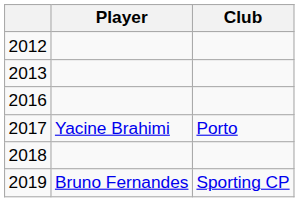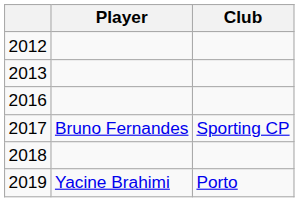(112, 127) Yacine Brahimi -> (122, 127) Bruno Fernandes
(217, 127) Porto -> (243, 127) Sporting CP
(122, 182) Bruno Fernandes -> (112, 182) Yacine Brahimi
(243, 182) Sporting CP -> (217, 182) Porto
